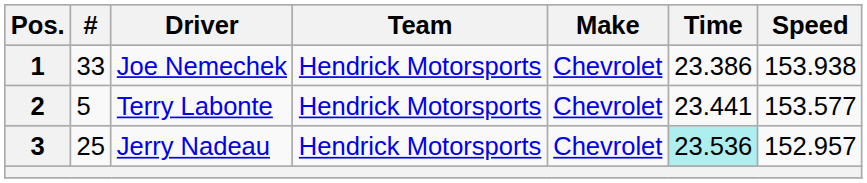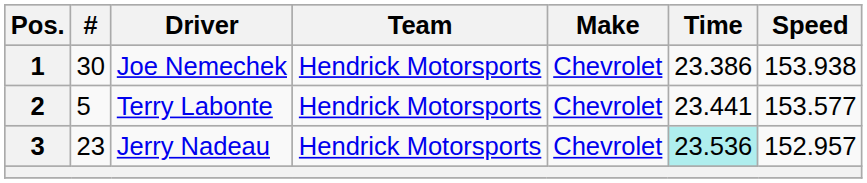(91, 66) 33 -> (91, 66) 30
(91, 147) 25 -> (91, 147) 23
